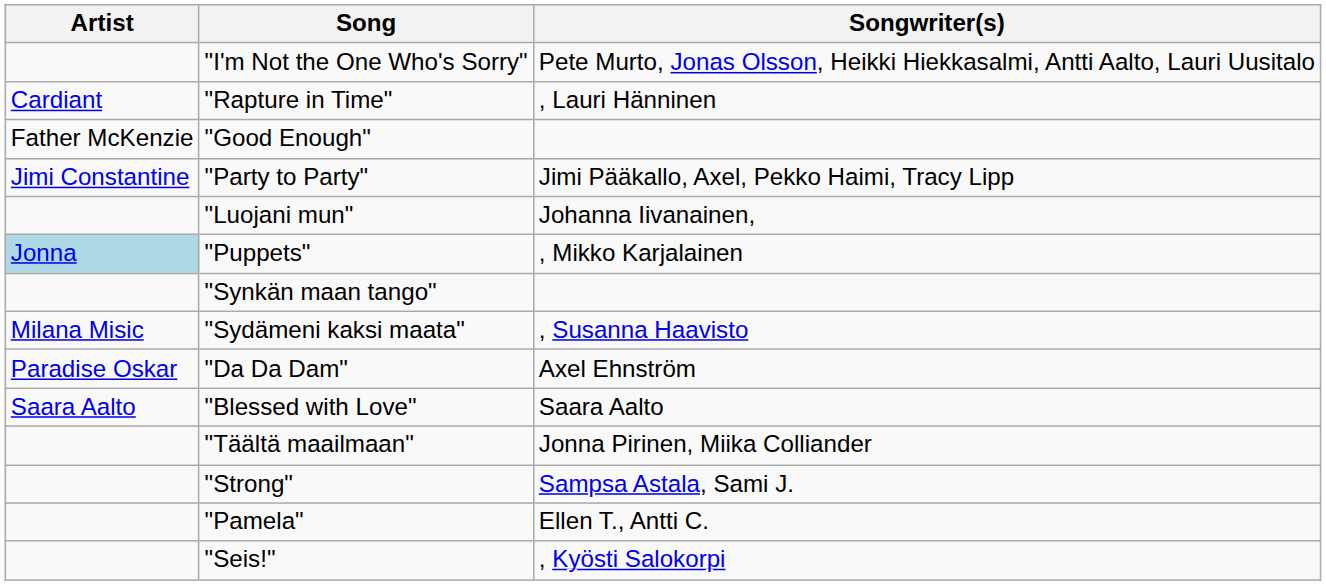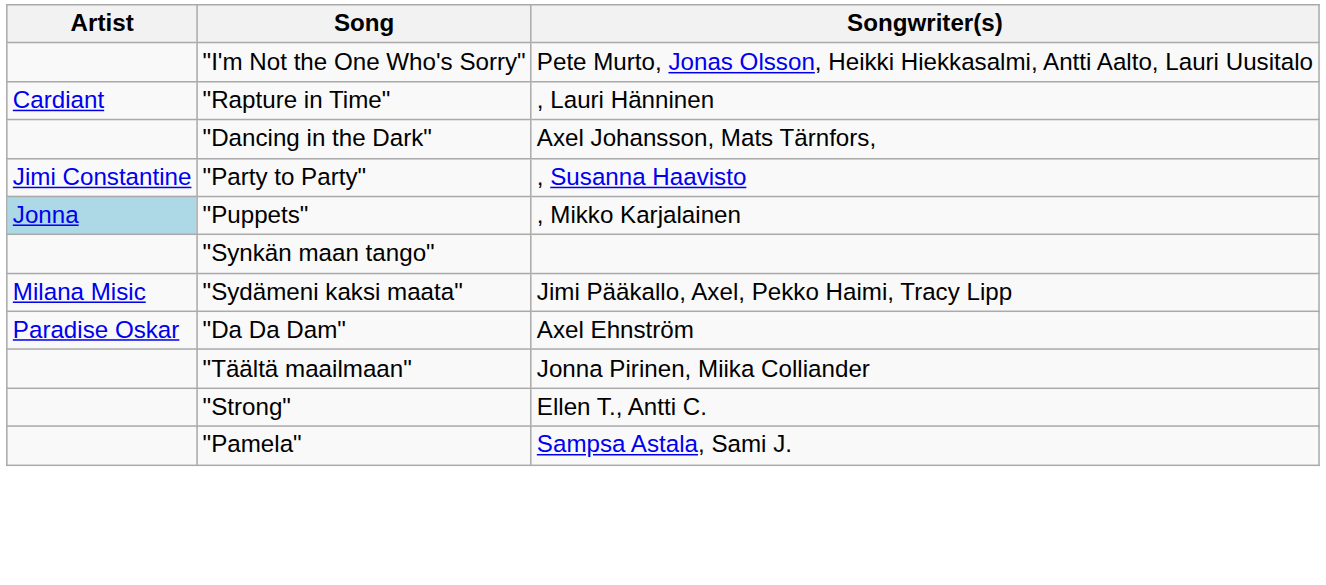+ row: (317, 138)
- row: (288, 138)
(777, 176) Jimi Pääkallo, Axel, Pekko Haimi, Tracy Lipp -> (642, 176) , Susanna Haavisto
- row: (279, 215)
(644, 330) , Susanna Haavisto -> (775, 291) Jimi Pääkallo, Axel, Pekko Haimi, Tracy Lipp
- row: (311, 406)
(666, 483) Sampsa Astala, Sami J. -> (622, 406) Ellen T., Antti C.
(624, 521) Ellen T., Antti C. -> (664, 445) Sampsa Astala, Sami J.
- row: (240, 560)
